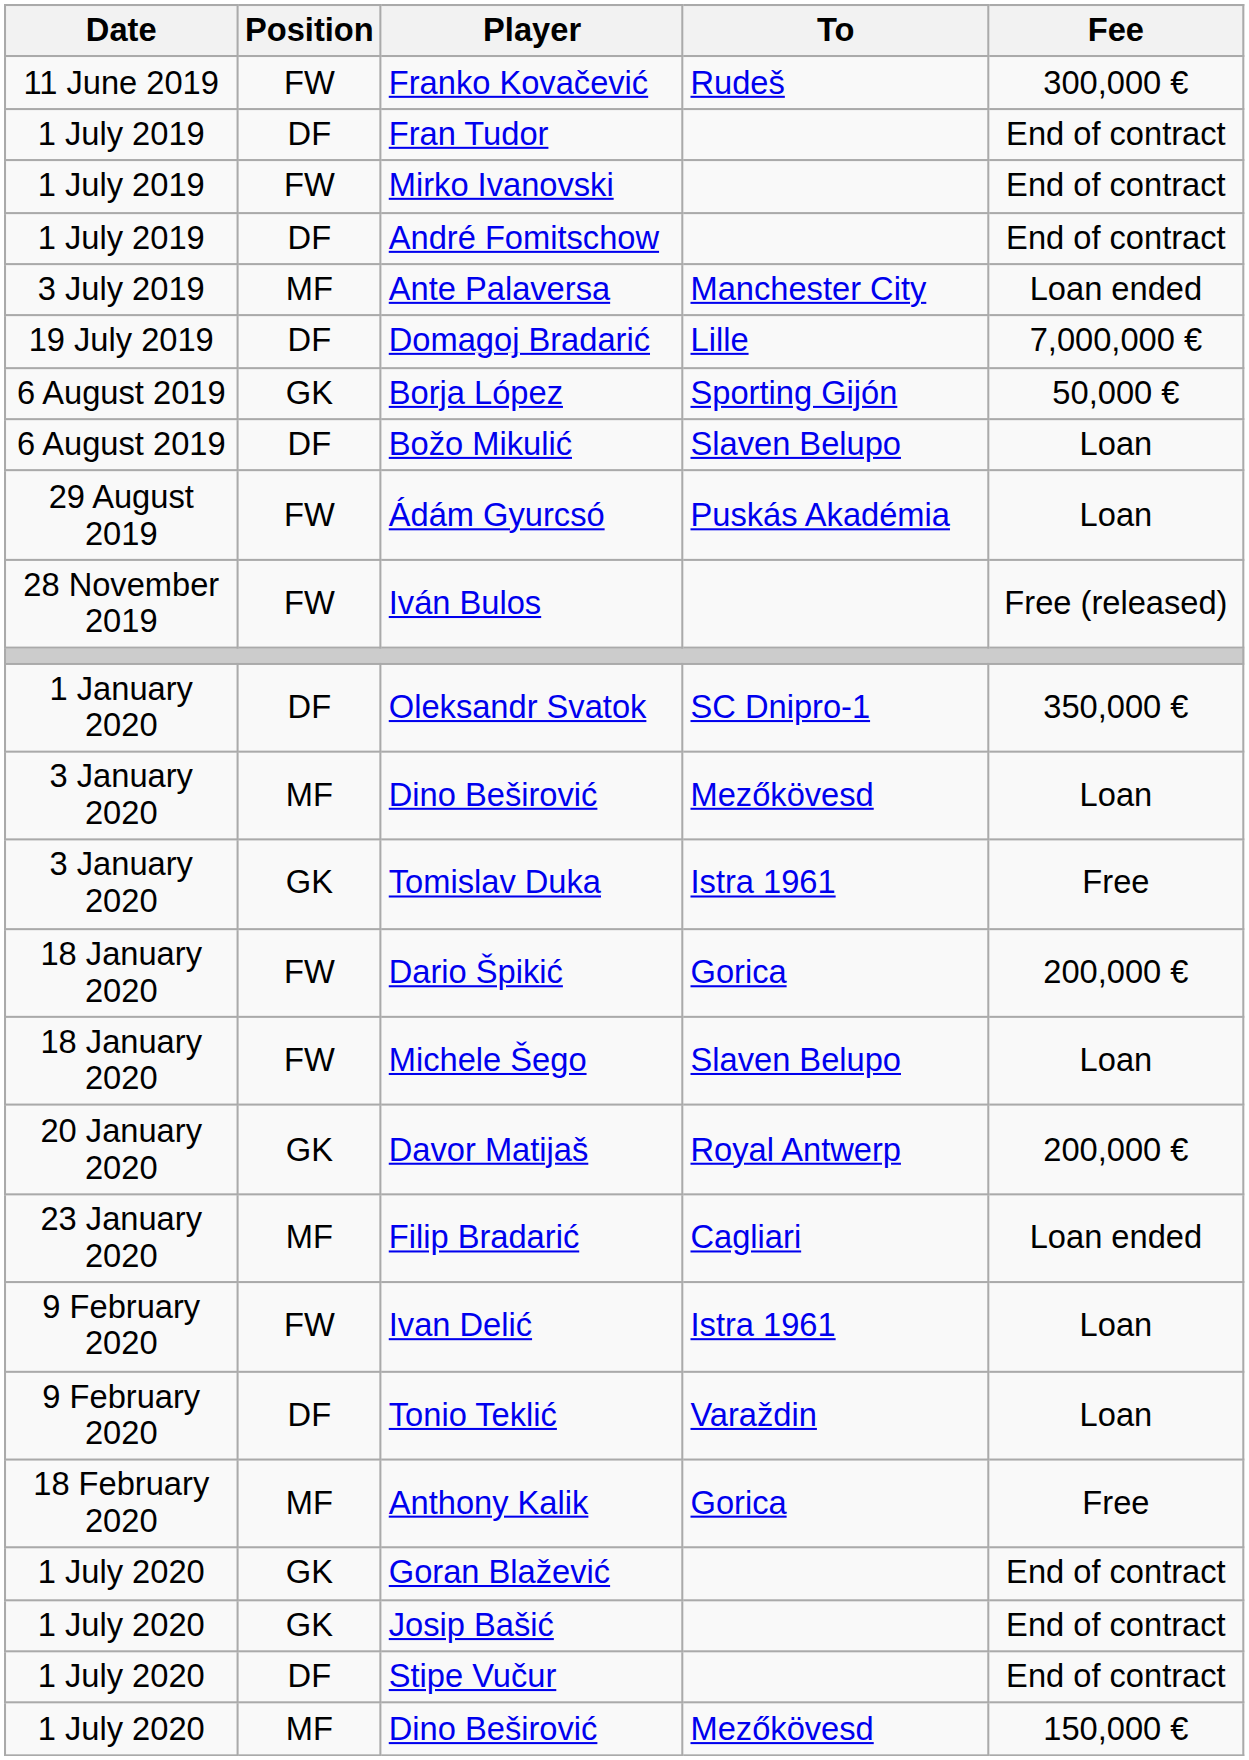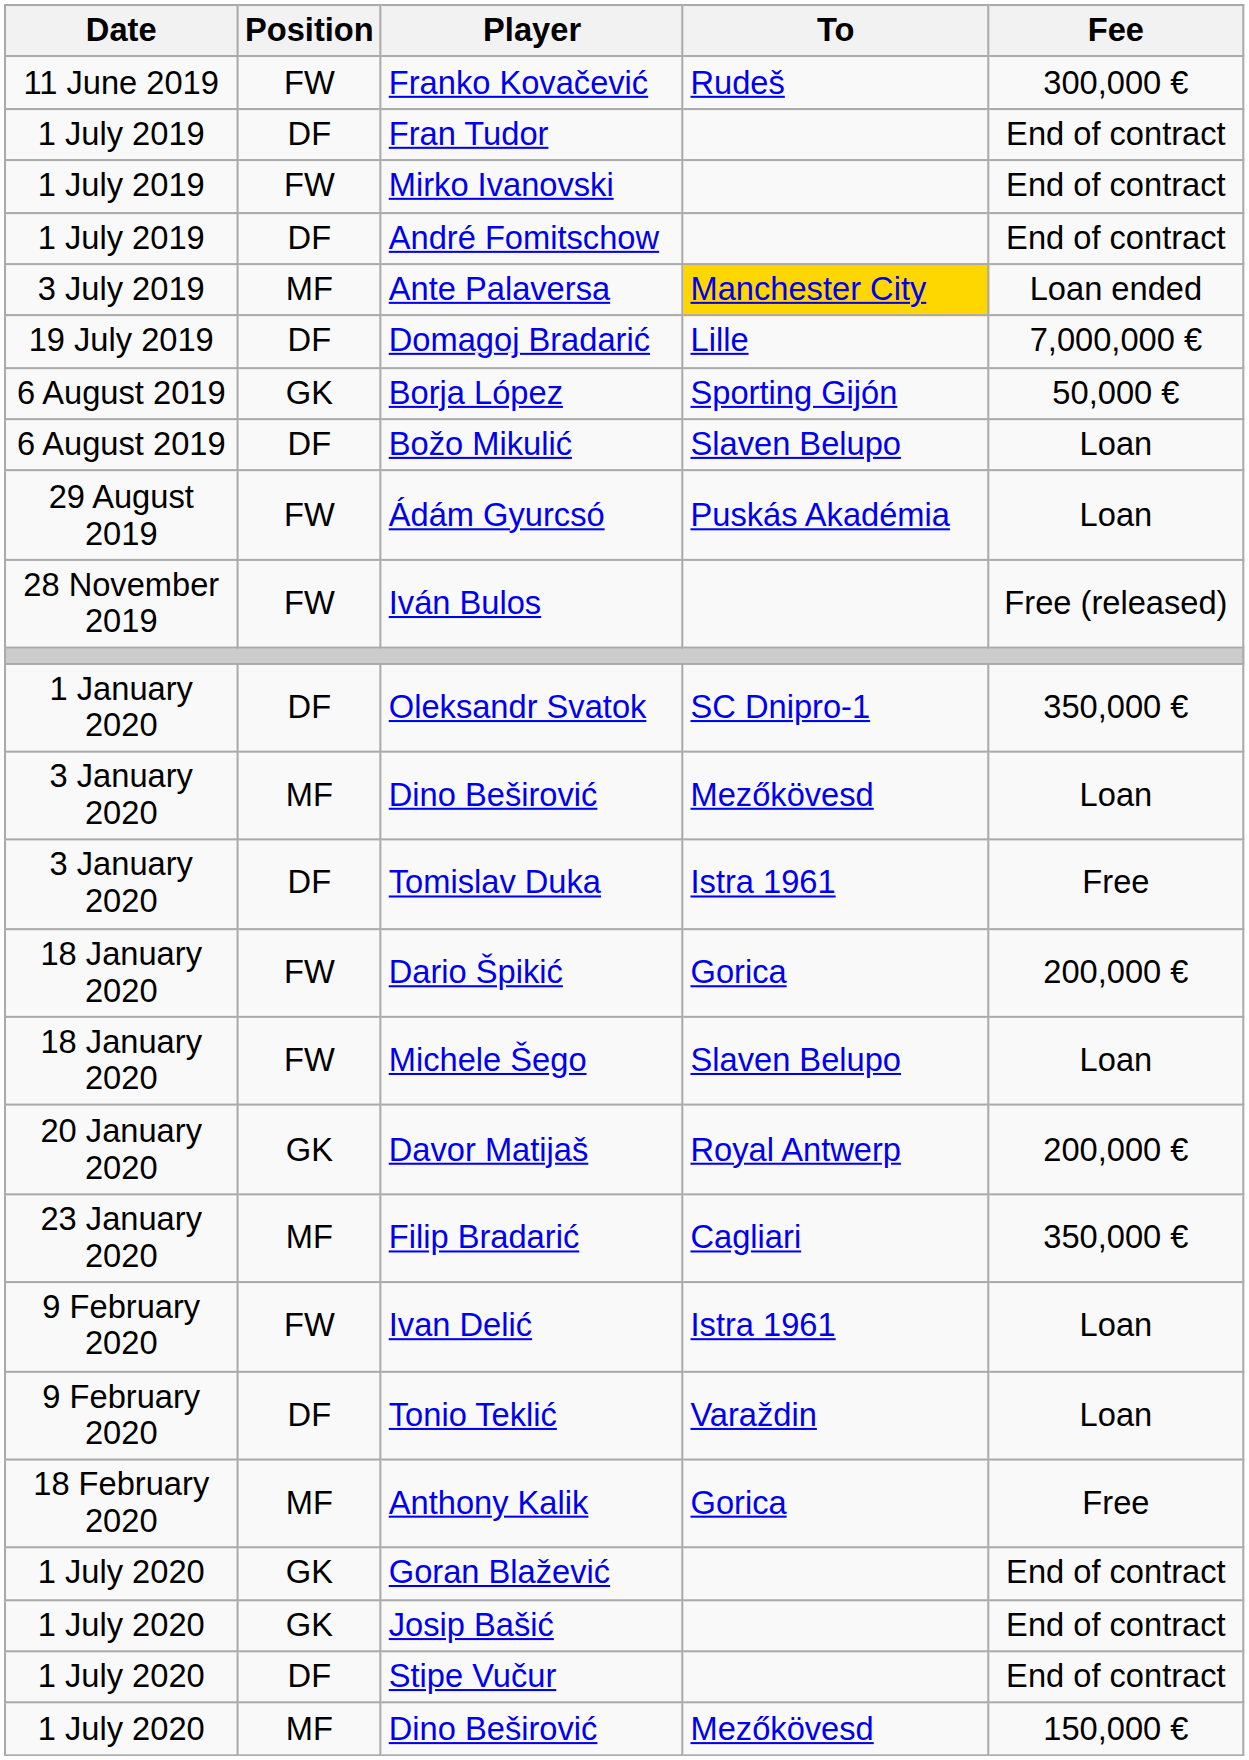(808, 289) no background -> (808, 289) gold background
(309, 883) GK -> (309, 883) DF
(1116, 1237) Loan ended -> (1116, 1237) 350,000 €
